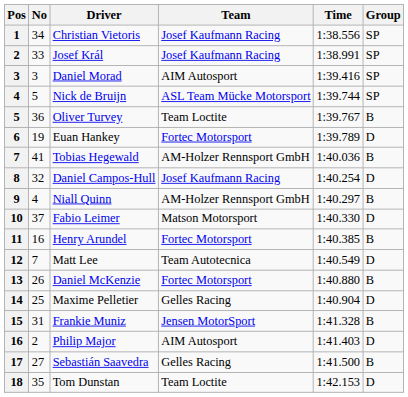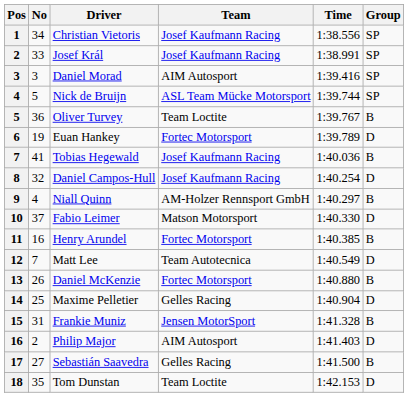(235, 158) AM-Holzer Rennsport GmbH -> (221, 158) Josef Kaufmann Racing
